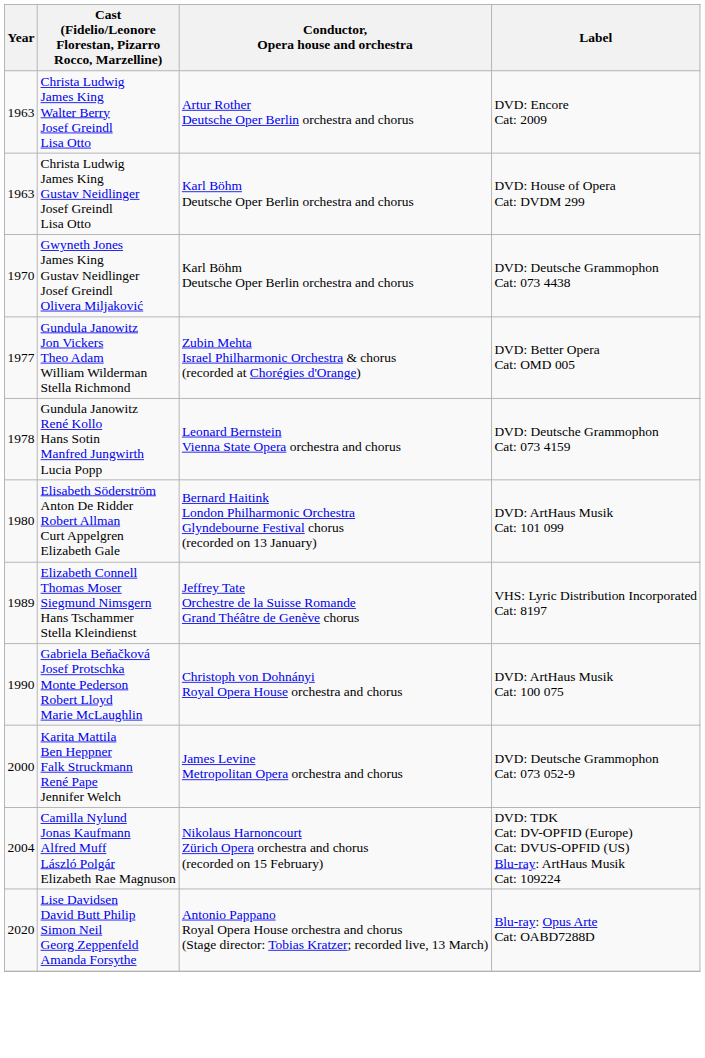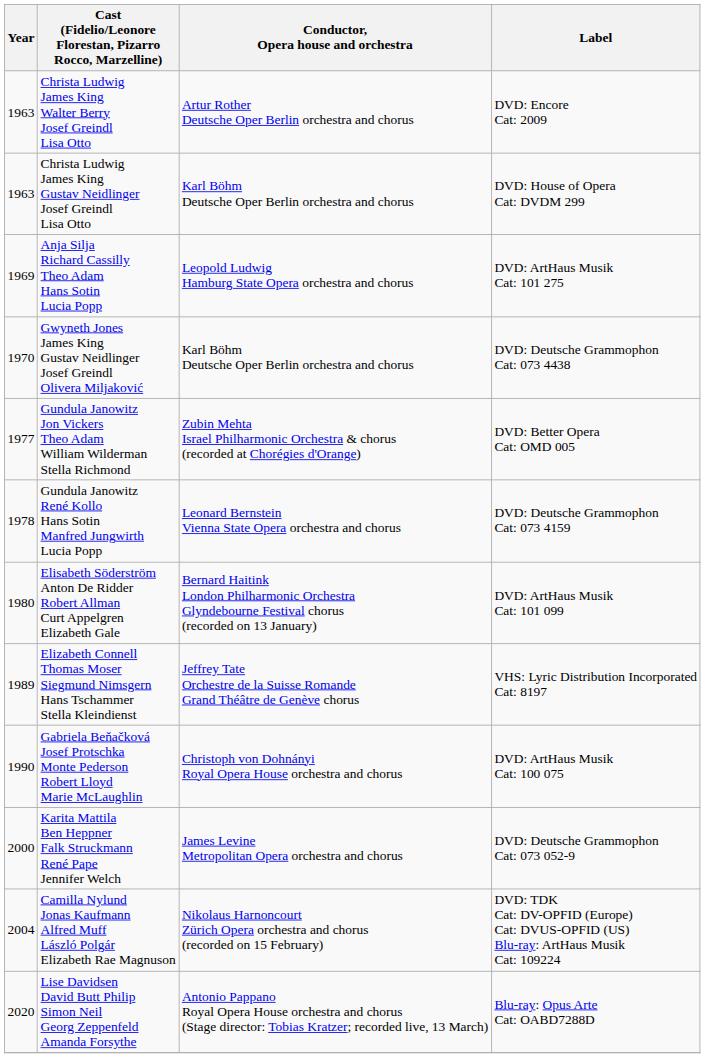+ row: (85, 275)
